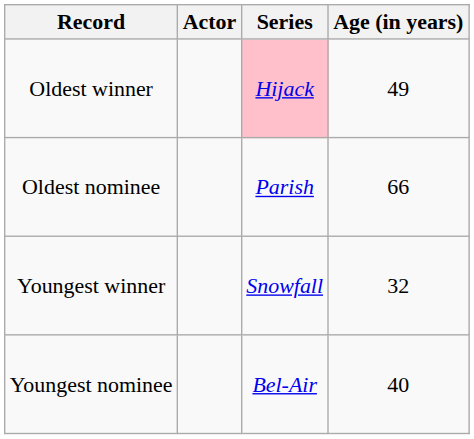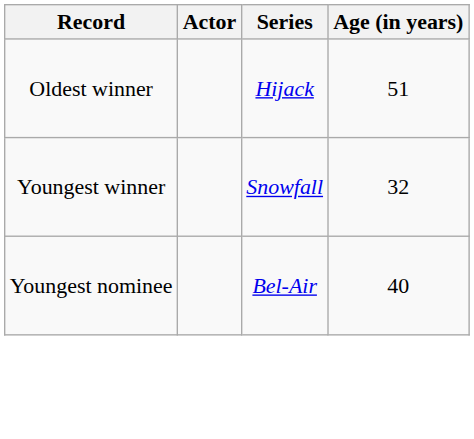(285, 88) pink background -> (285, 88) no background
(398, 88) 49 -> (398, 88) 51
- row: (91, 187)
